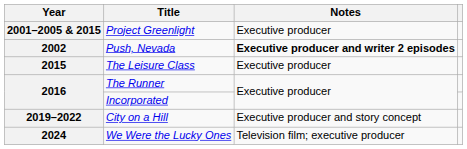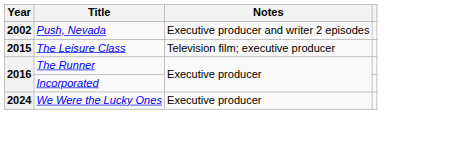- row: (150, 30)
(346, 48) bold -> (268, 30) normal
(284, 65) Executive producer -> (251, 48) Television film; executive producer
- row: (137, 118)
(320, 135) Television film; executive producer -> (214, 100) Executive producer
